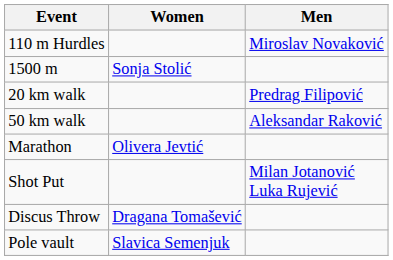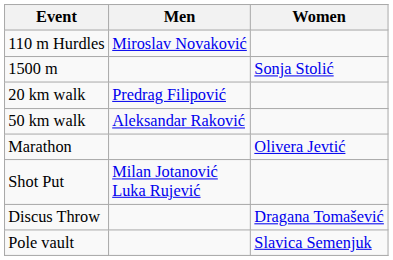columns swapped: (317, 17) <-> (177, 17)
